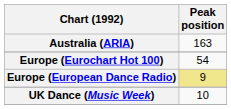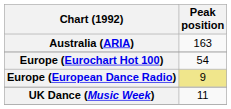(203, 95) 10 -> (203, 95) 11
